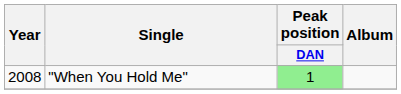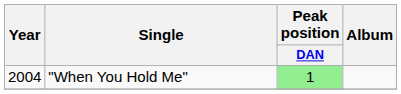(25, 77) 2008 -> (25, 77) 2004
